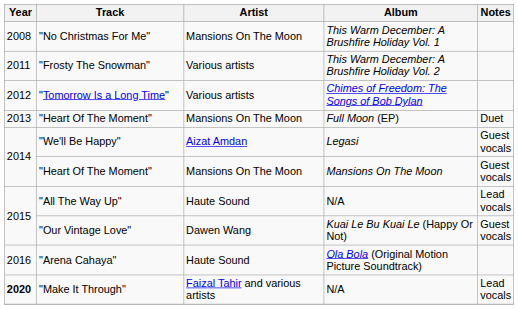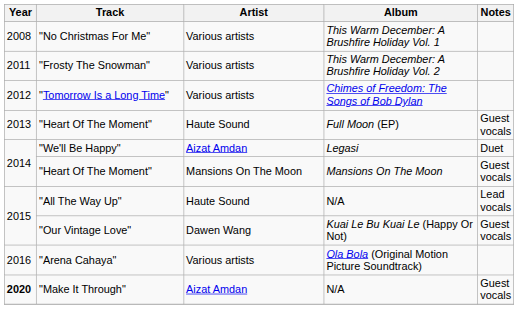(244, 36) Mansions On The Moon -> (220, 36) Various artists
(244, 118) Mansions On The Moon -> (218, 124) Haute Sound
(492, 118) Duet -> (496, 124) Guest vocals
(496, 142) Guest vocals -> (492, 148) Duet
(218, 260) Haute Sound -> (220, 260) Various artists
(243, 289) Faizal Tahir and various artists -> (217, 289) Aizat Amdan
(496, 289) Lead vocals -> (496, 289) Guest vocals
